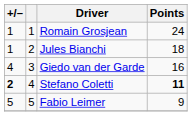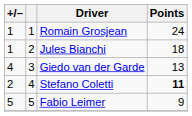(178, 67) 16 -> (178, 67) 13
(10, 85) bold -> (10, 85) normal
